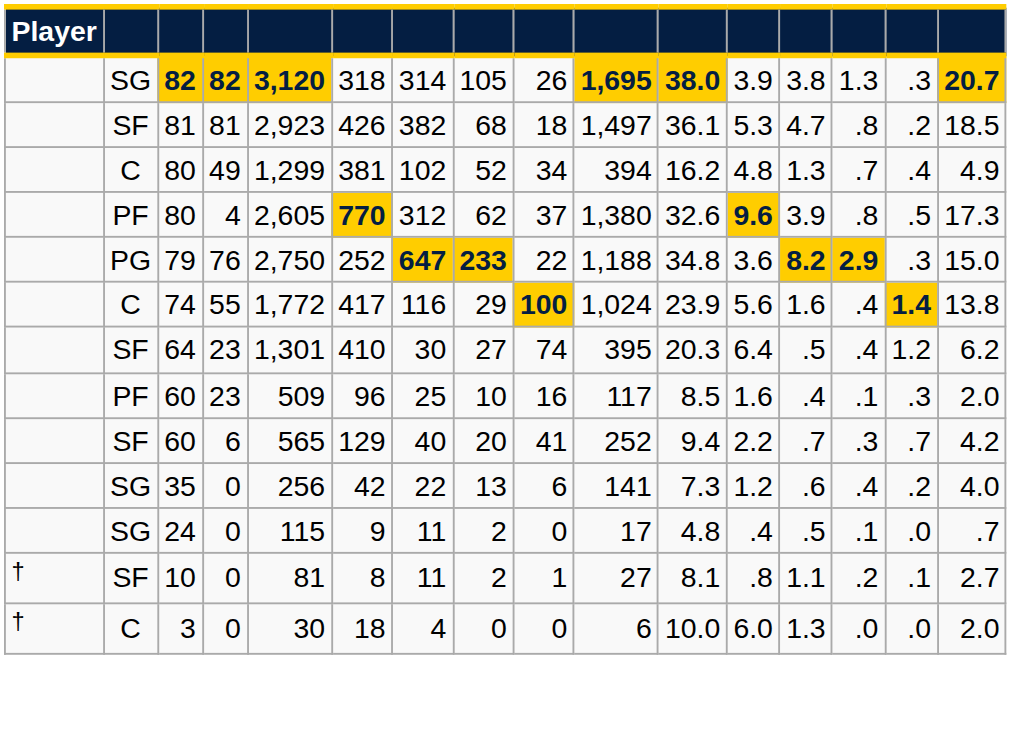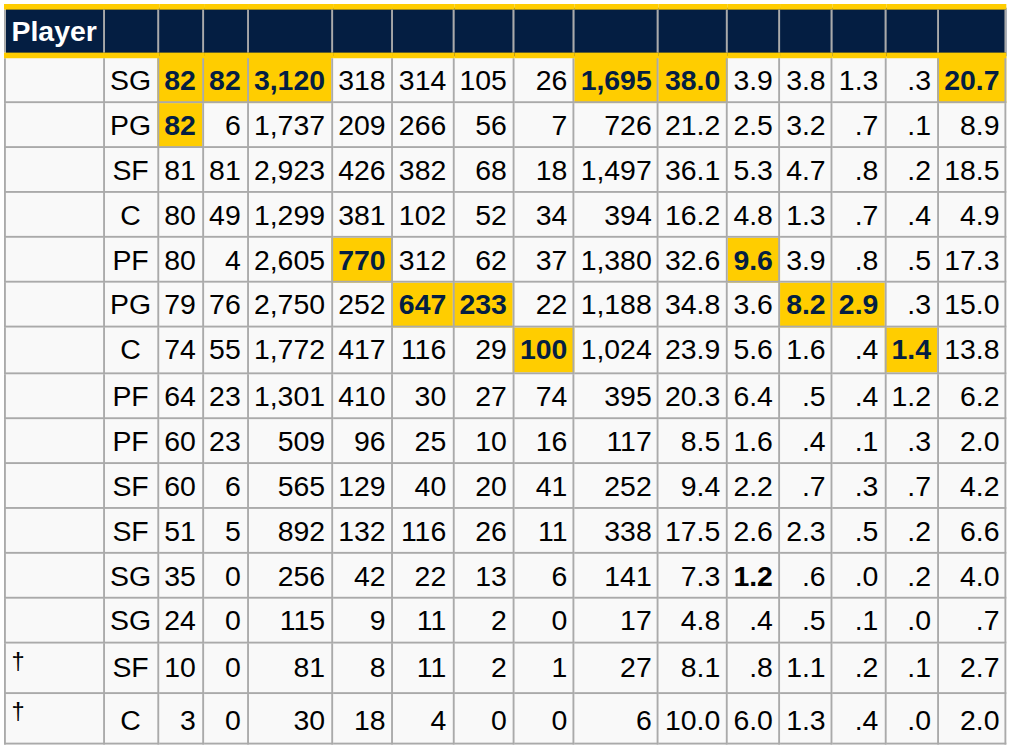+ row: (180, 125)
(131, 350) SF -> (131, 395) PF
+ row: (180, 530)
(753, 485) normal -> (753, 575) bold
(866, 485) .4 -> (866, 575) .0
(866, 629) .0 -> (866, 719) .4
